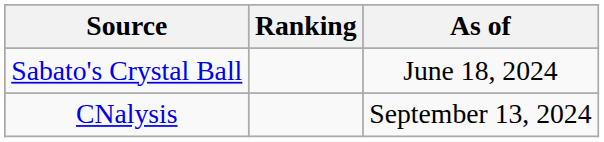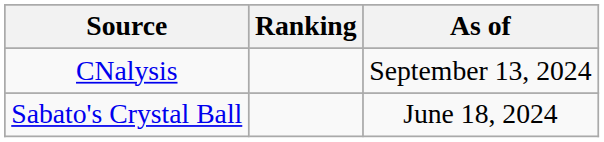rows swapped: (127, 114) <-> (127, 70)
